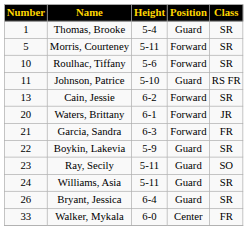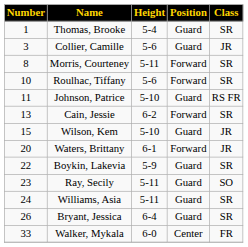+ row: (89, 47)
(26, 47) 5 -> (26, 64) 8
+ row: (89, 132)
- row: (89, 132)
